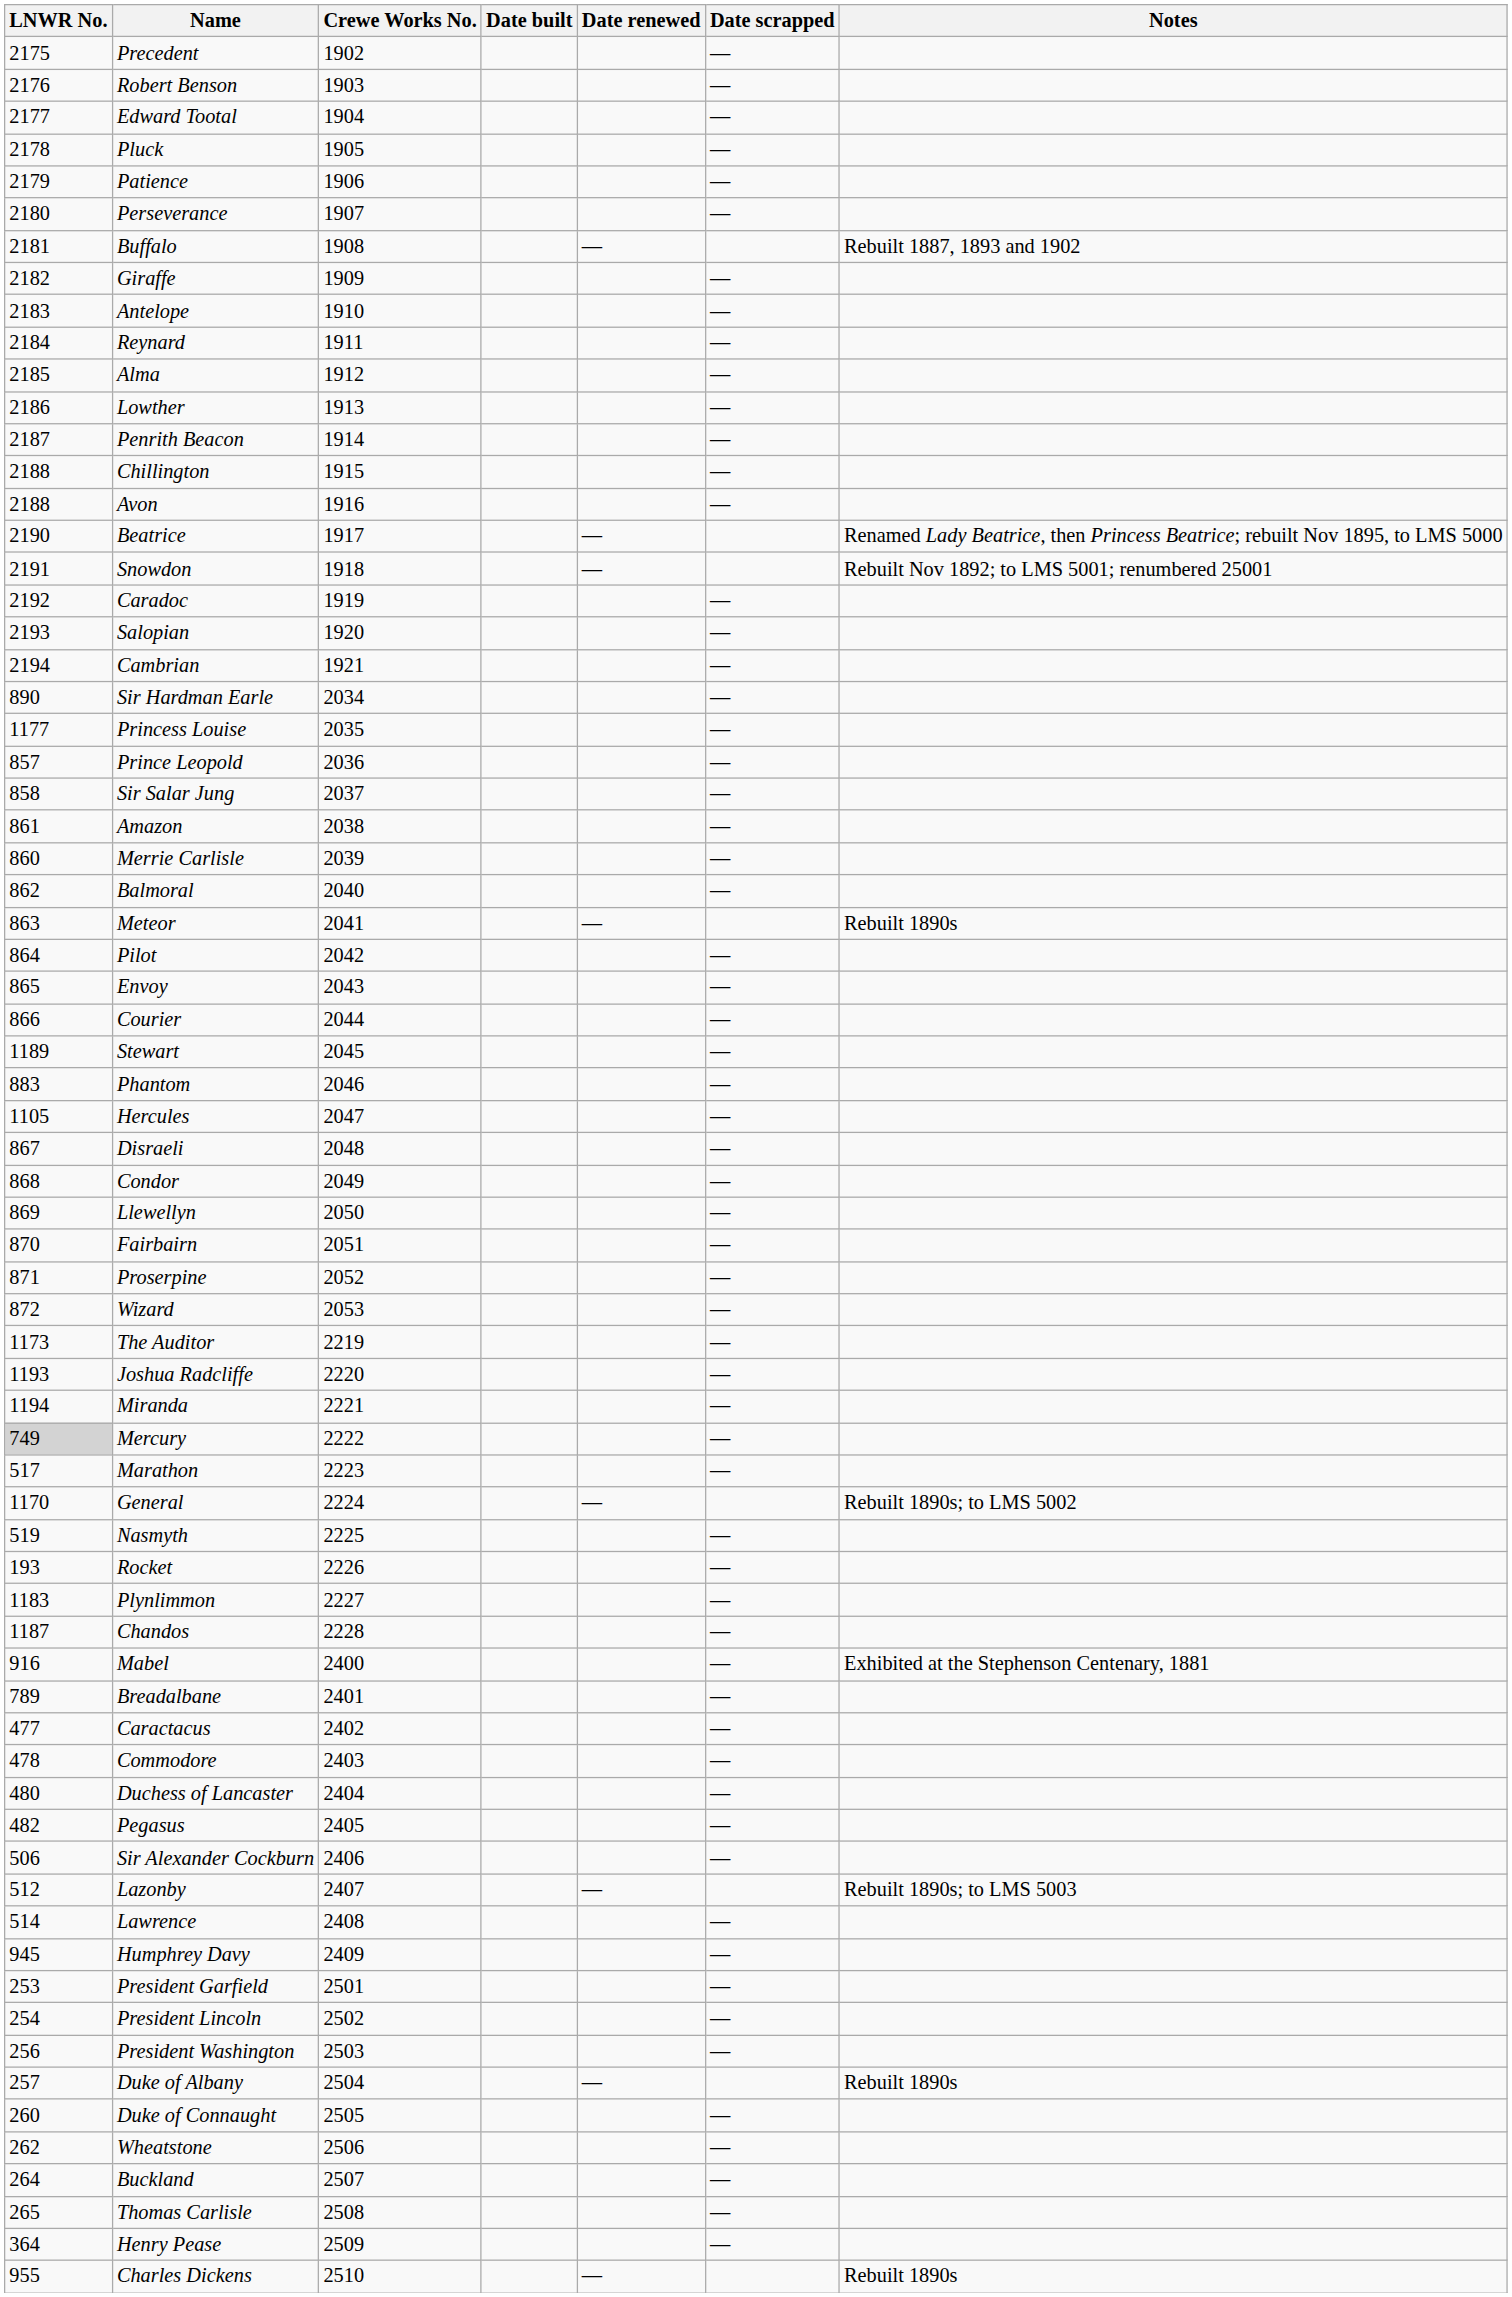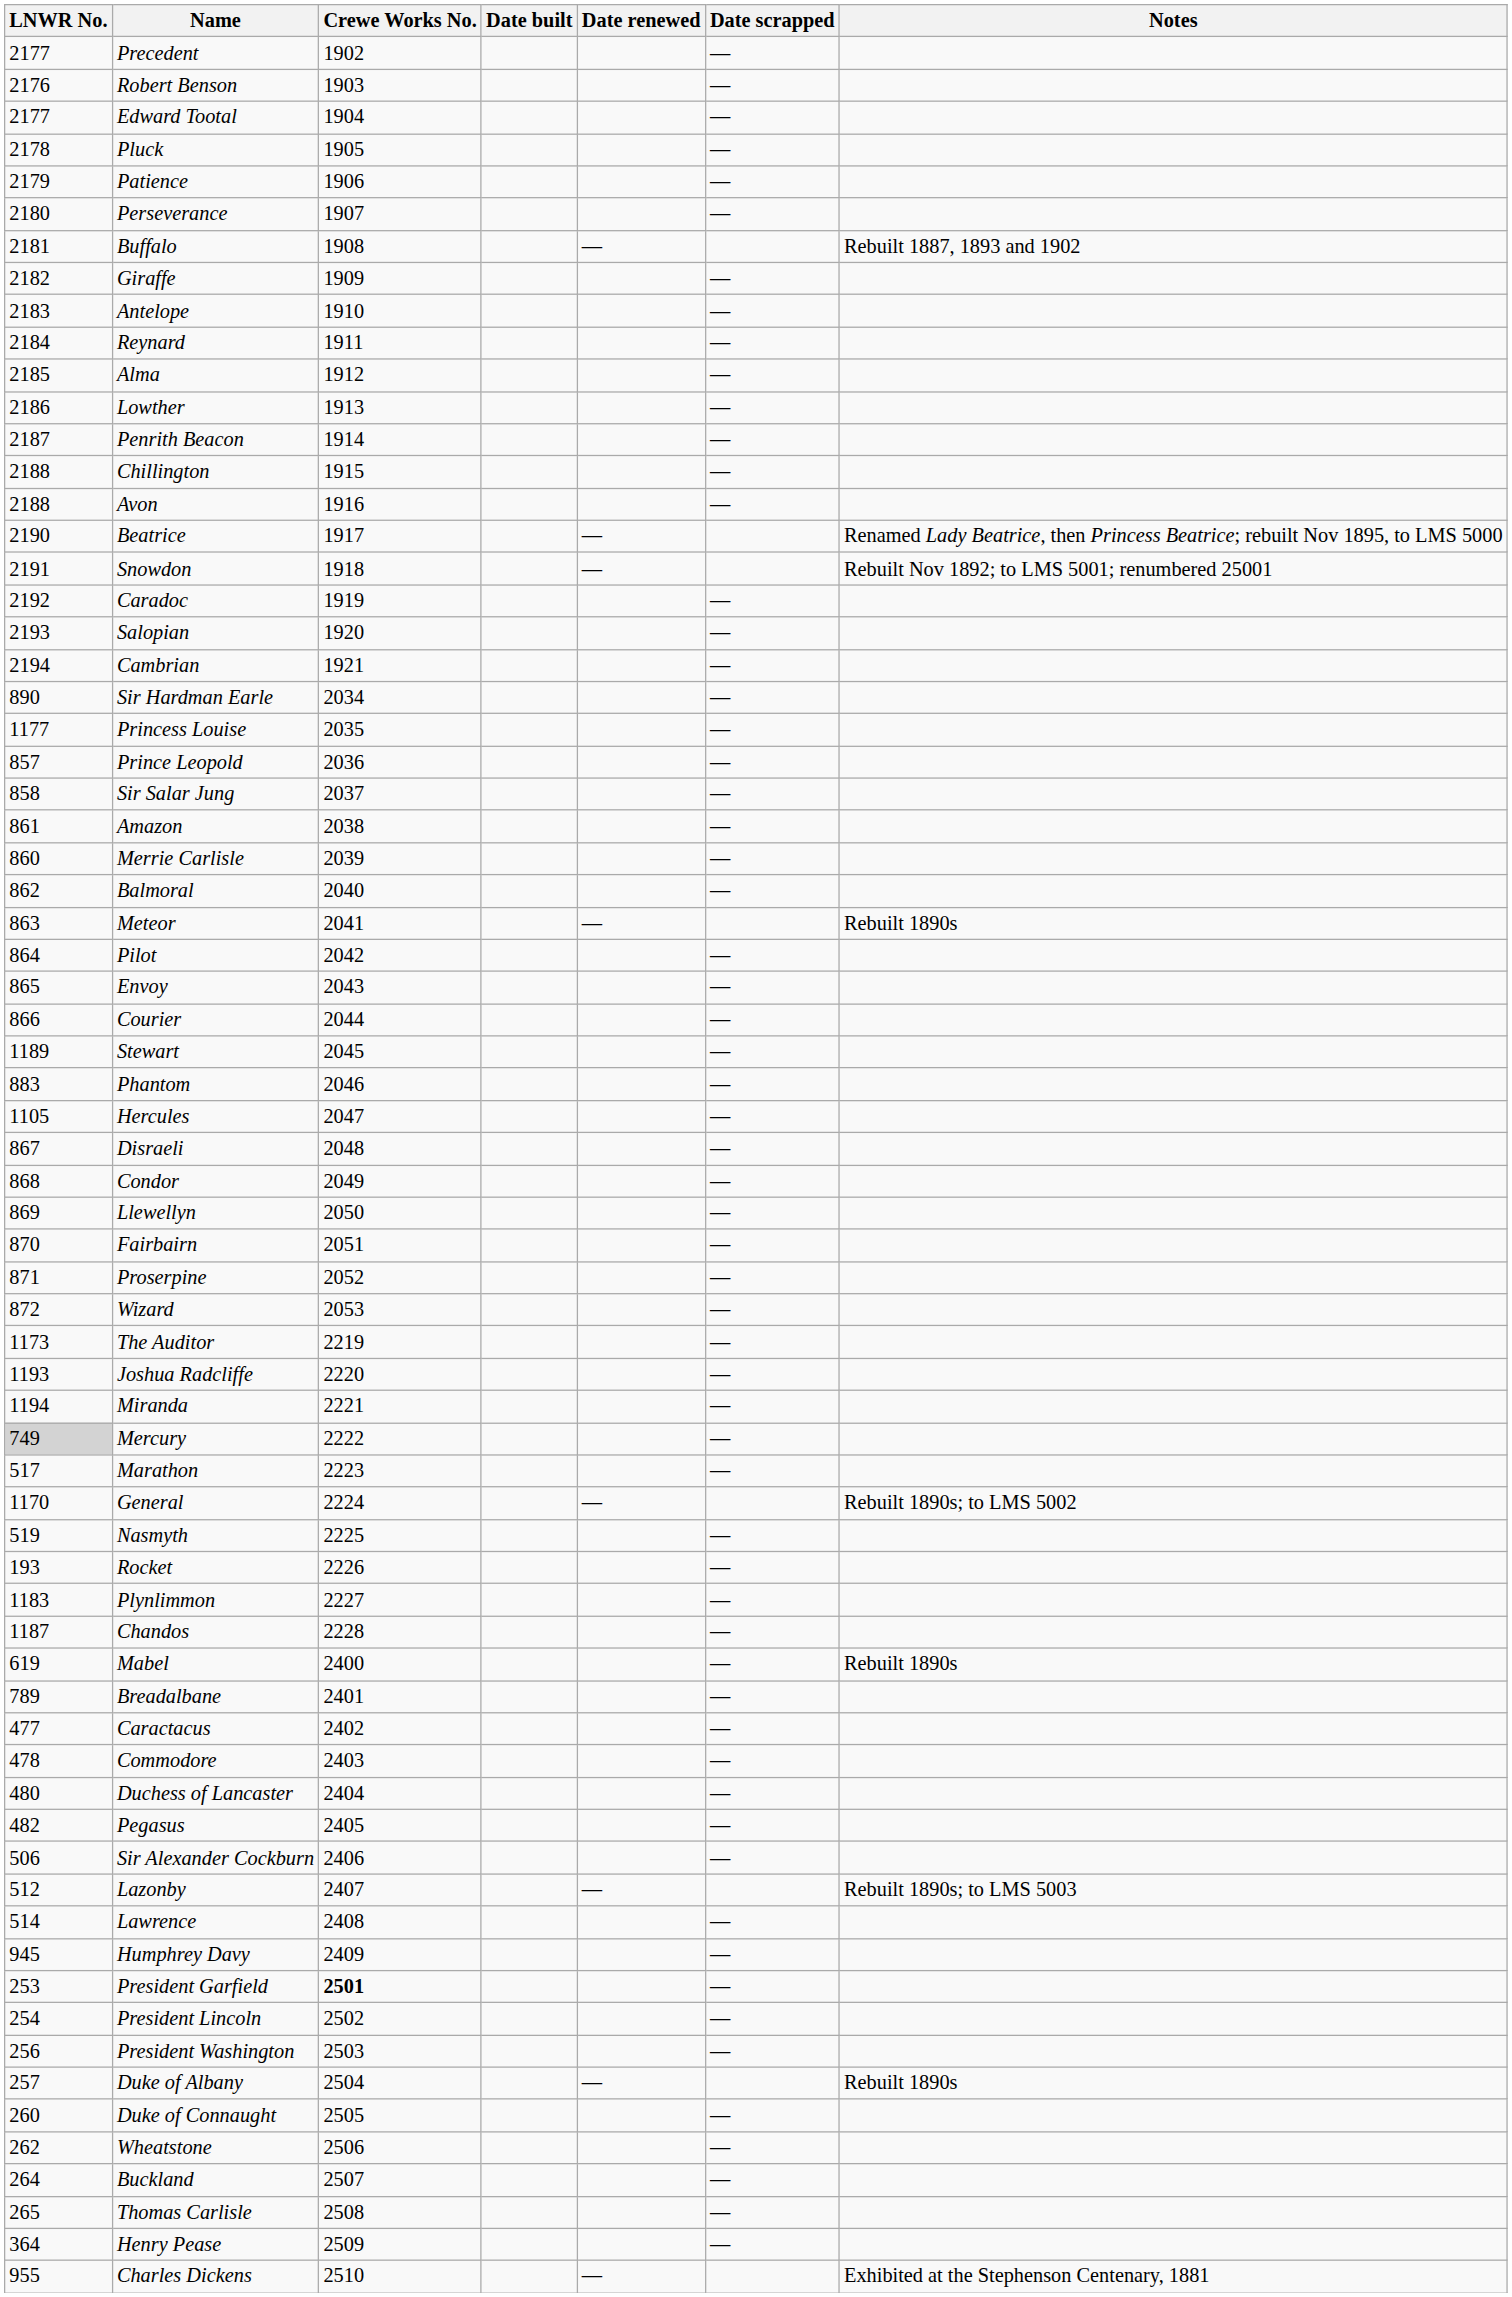(30, 52) 2175 -> (30, 52) 2177
(25, 1664) 916 -> (25, 1664) 619
(1027, 1664) Exhibited at the Stephenson Centenary, 1881 -> (901, 1664) Rebuilt 1890s
(344, 1986) normal -> (344, 1986) bold
(901, 2276) Rebuilt 1890s -> (1027, 2276) Exhibited at the Stephenson Centenary, 1881
